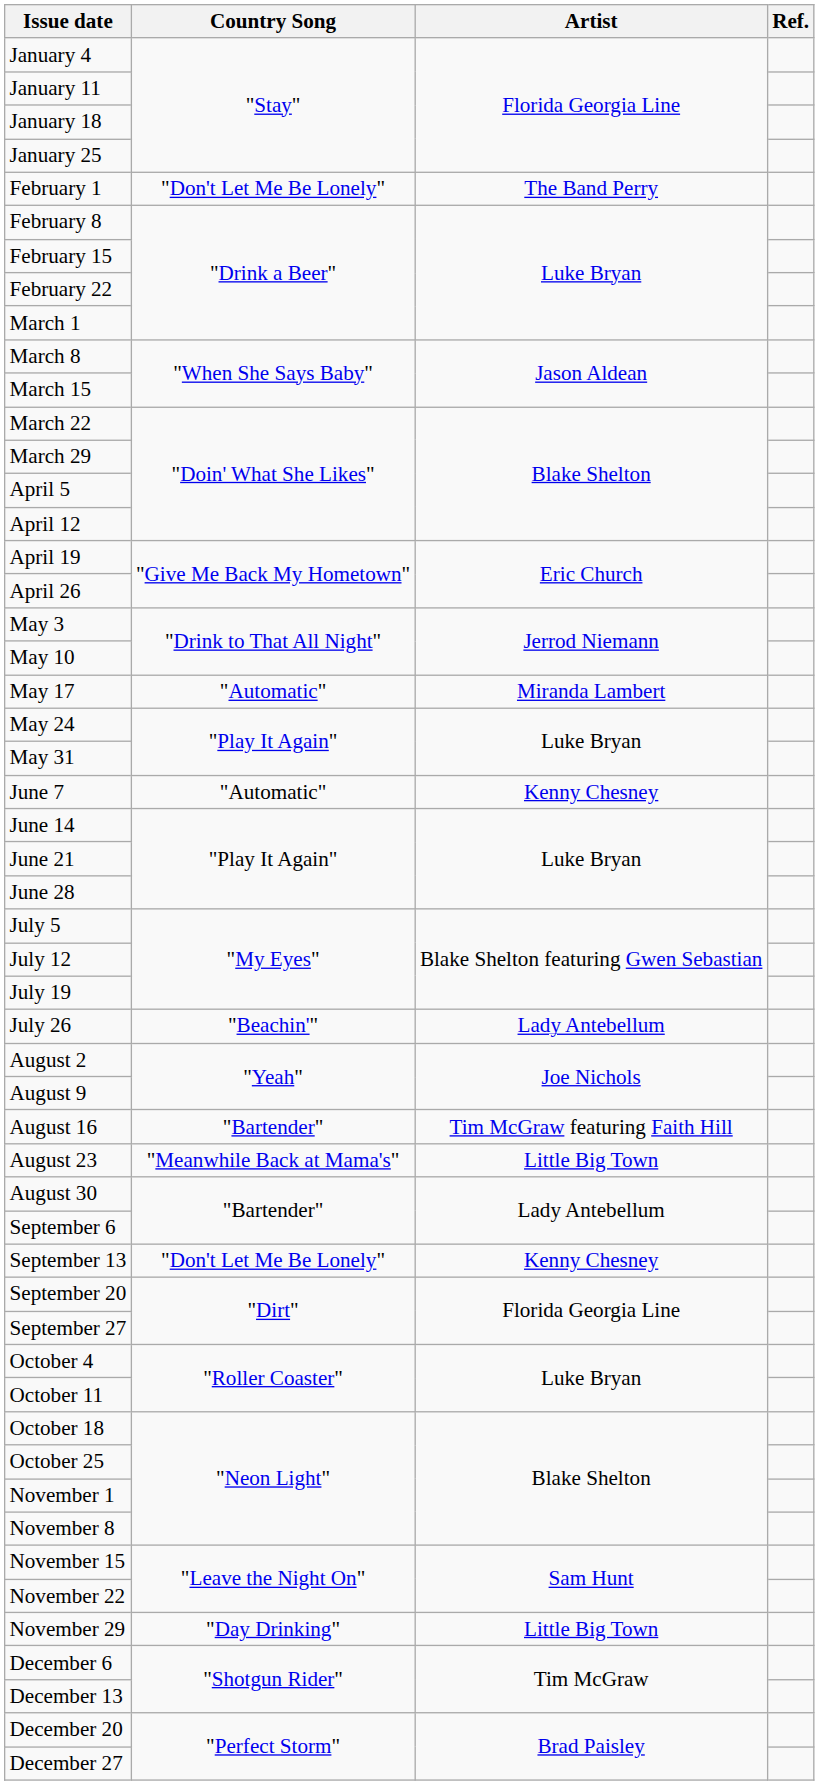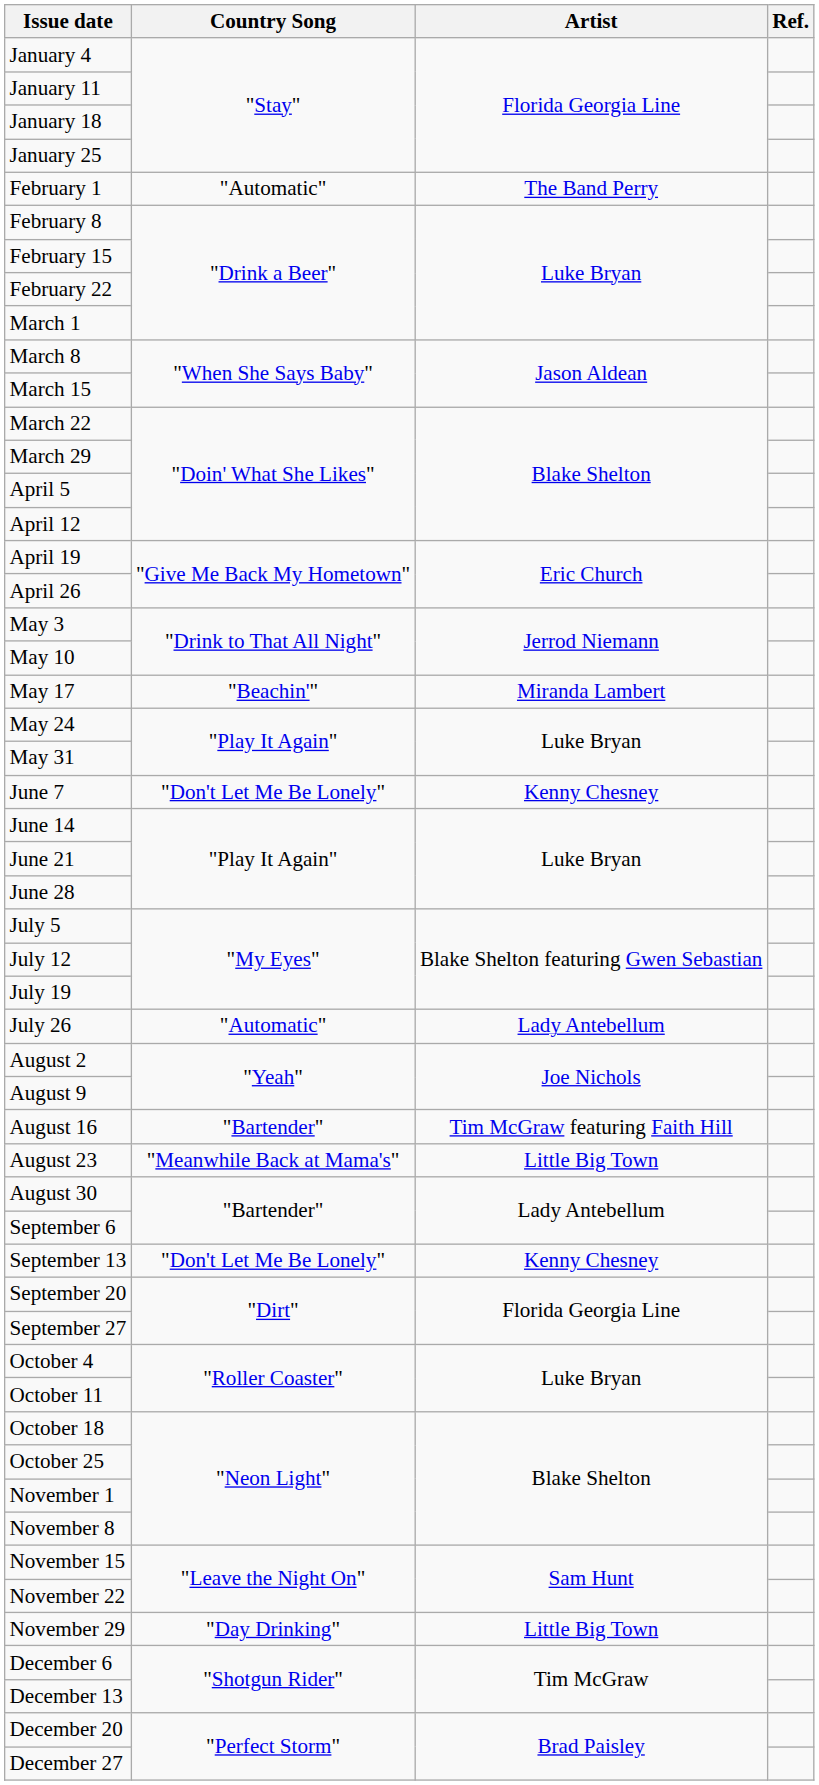(273, 188) "Don't Let Me Be Lonely" -> (273, 188) "Automatic"
(273, 691) "Automatic" -> (273, 691) "Beachin'"
(273, 791) "Automatic" -> (273, 791) "Don't Let Me Be Lonely"
(273, 1026) "Beachin'" -> (273, 1026) "Automatic"
